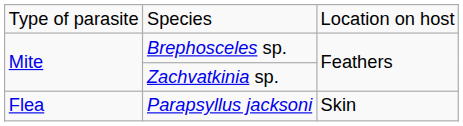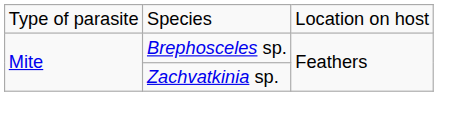- row: (230, 105)
